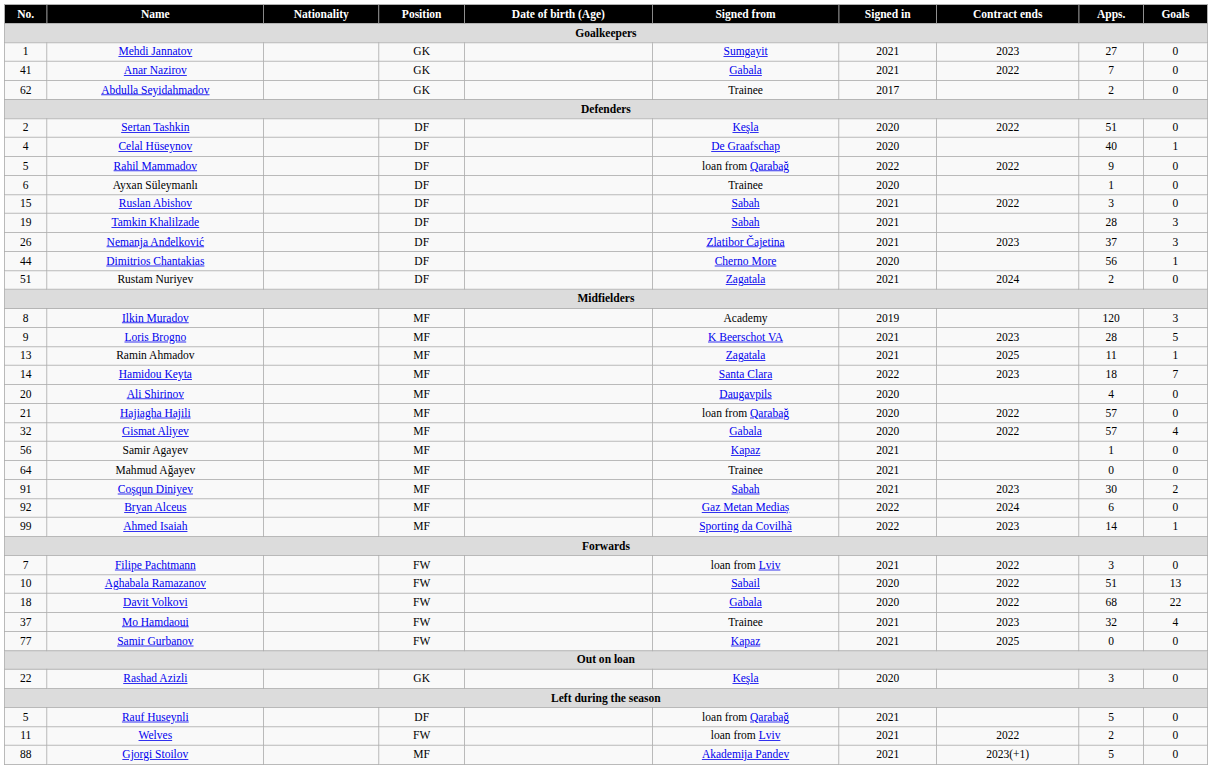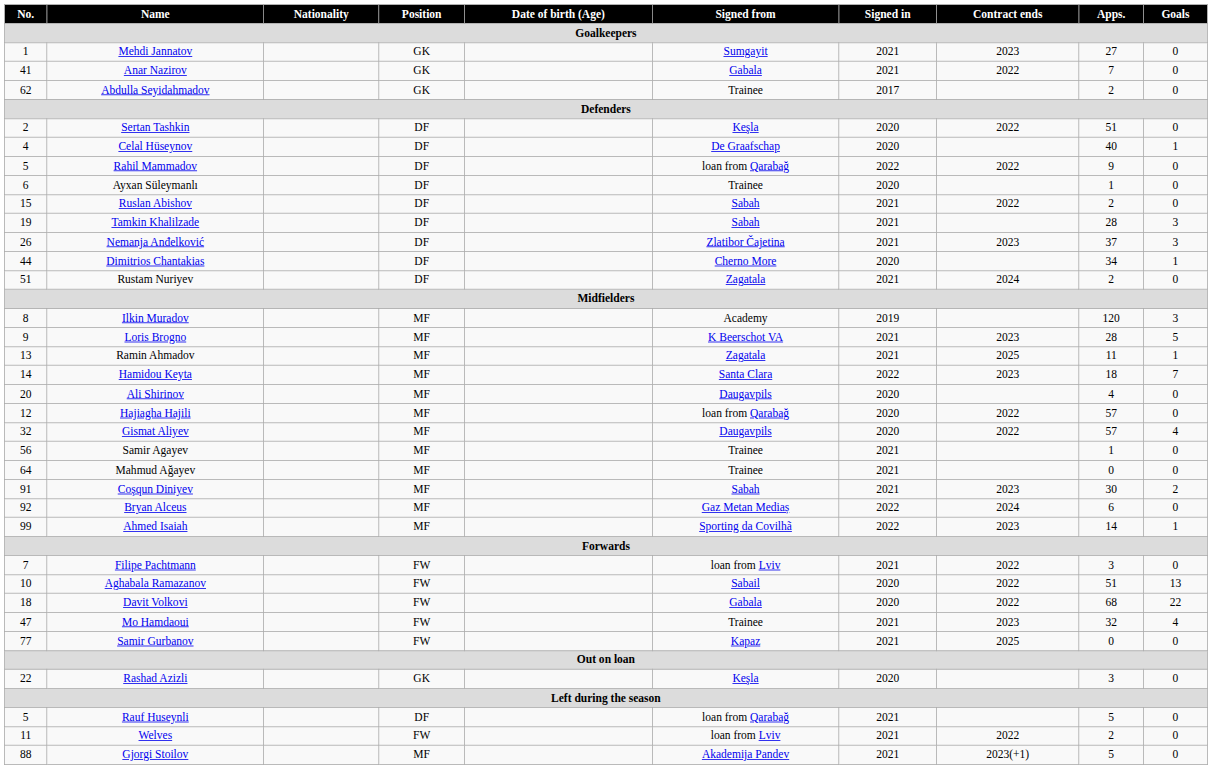(1111, 204) 3 -> (1111, 204) 2
(1111, 261) 56 -> (1111, 261) 34
(26, 413) 21 -> (26, 413) 12
(746, 432) Gabala -> (746, 432) Daugavpils
(746, 451) Kapaz -> (746, 451) Trainee
(26, 622) 37 -> (26, 622) 47
